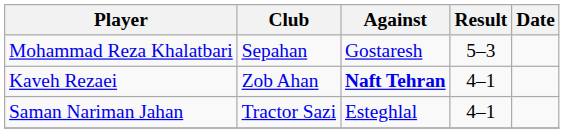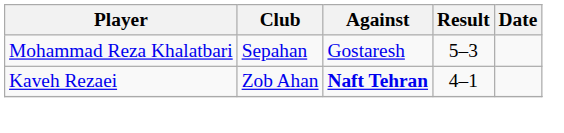- row: (96, 111)
